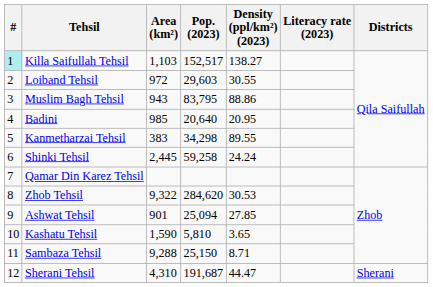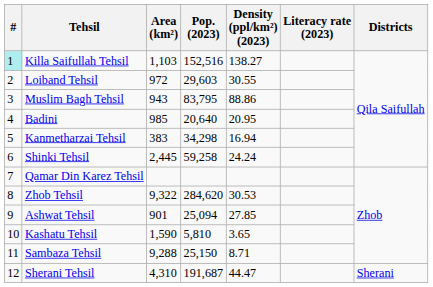(203, 60) 152,517 -> (203, 60) 152,516
(242, 137) 89.55 -> (242, 137) 16.94
